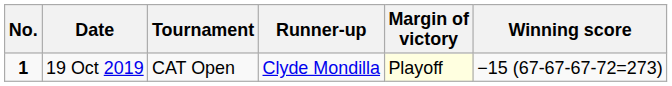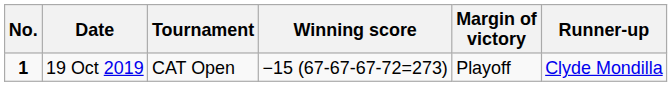columns swapped: (570, 29) <-> (321, 29)
(416, 67) lightyellow background -> (483, 67) no background
